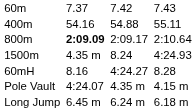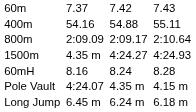(85, 39) bold -> (85, 39) normal
(121, 55) 8.24 -> (129, 55) 4:24.27
(129, 71) 4:24.27 -> (121, 71) 8.24
